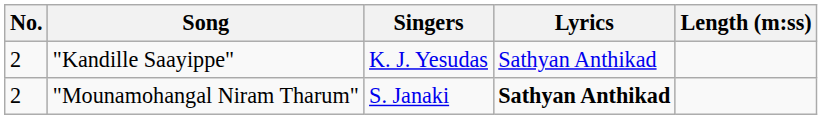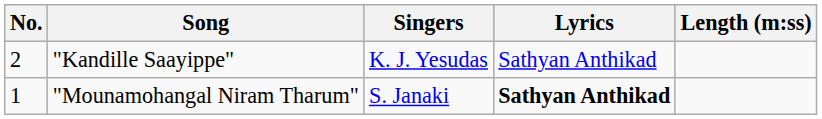(15, 96) 2 -> (15, 96) 1
